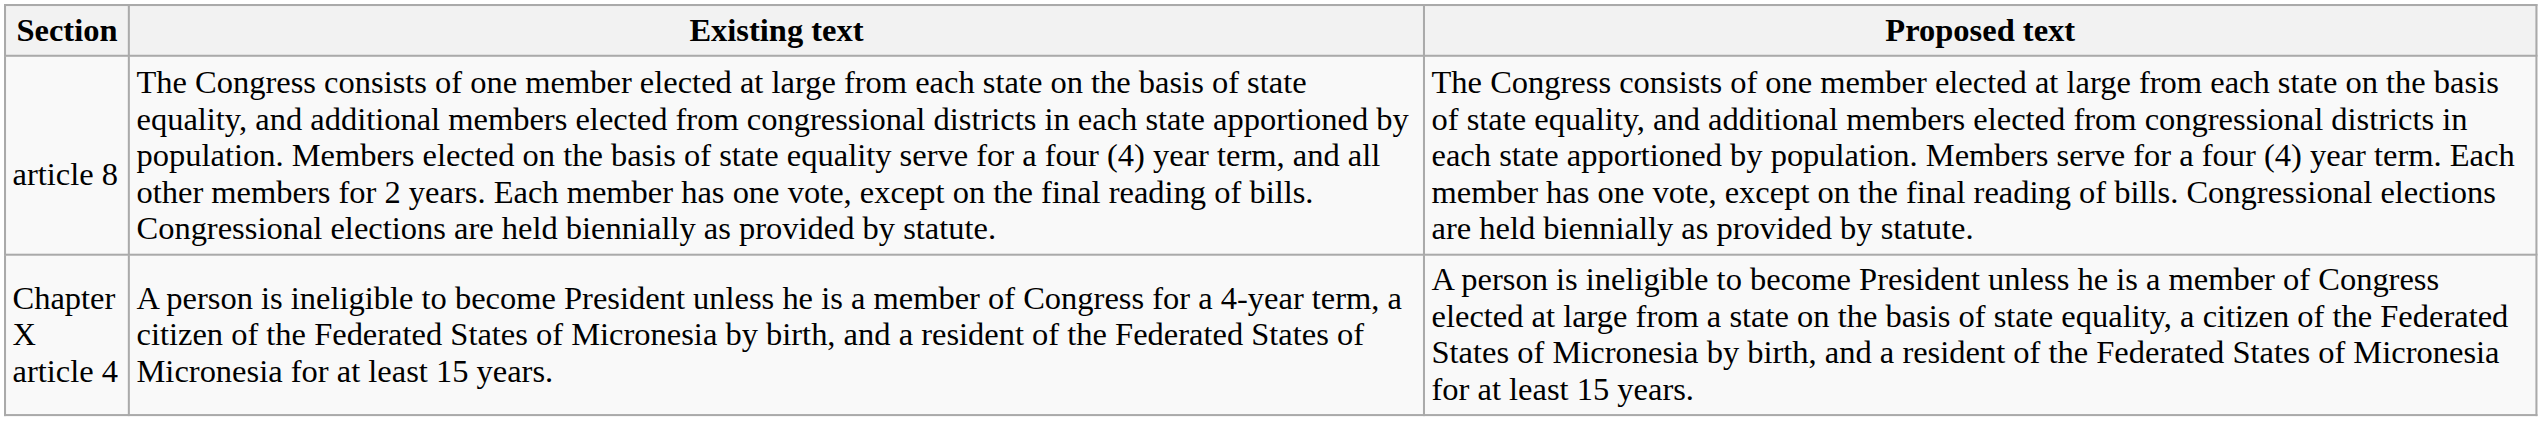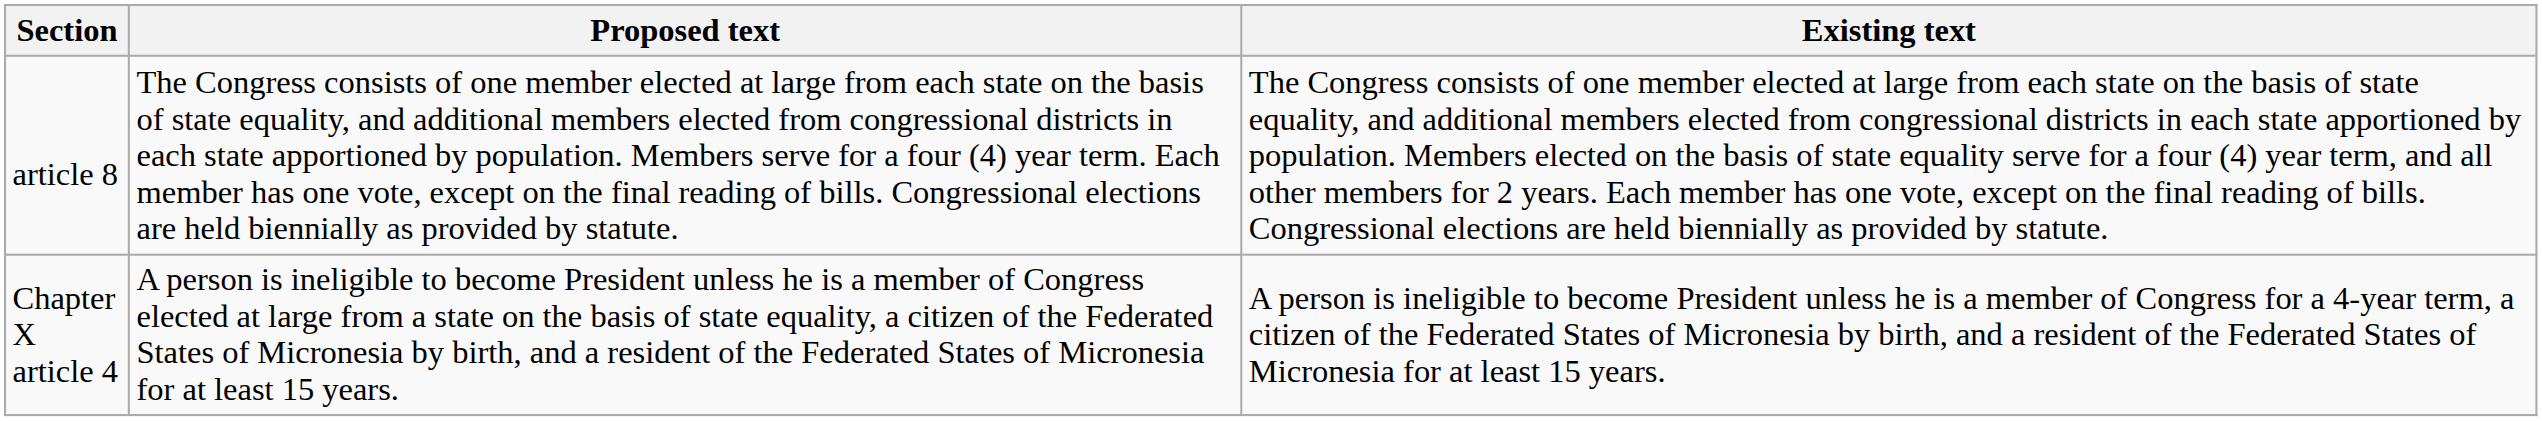columns swapped: (777, 30) <-> (1980, 30)
